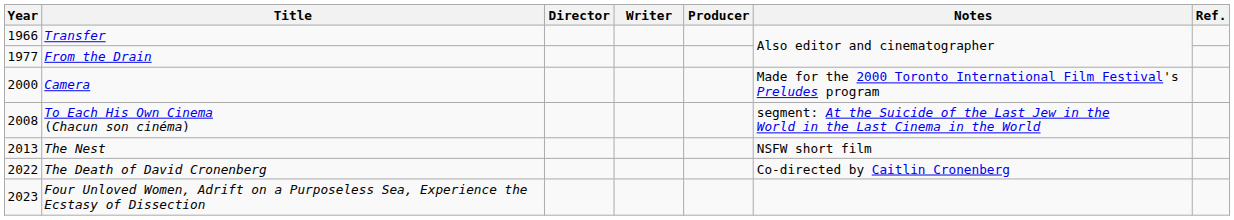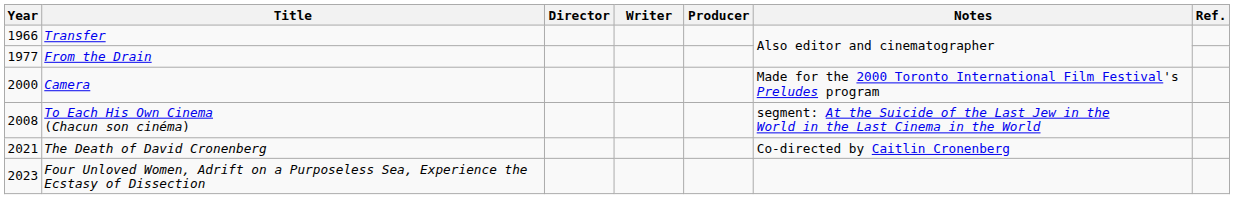- row: (75, 148)
(23, 169) 2022 -> (23, 148) 2021
